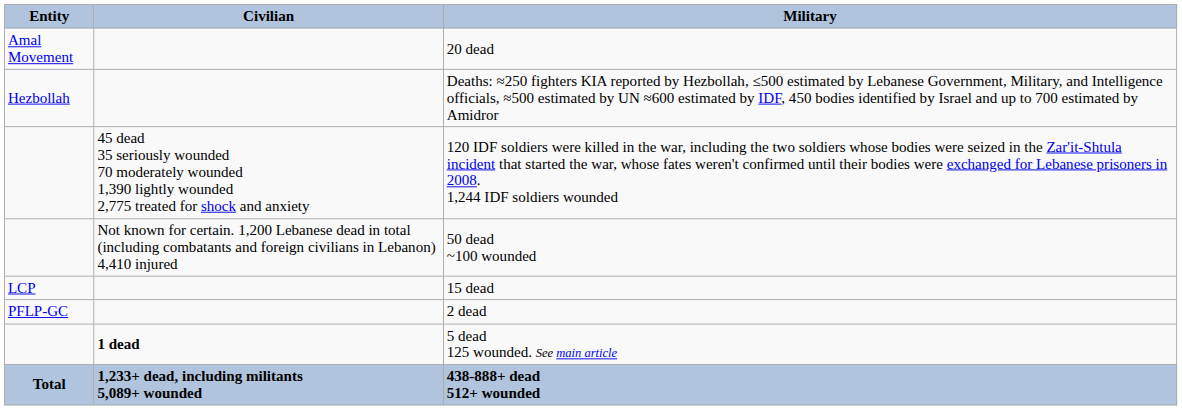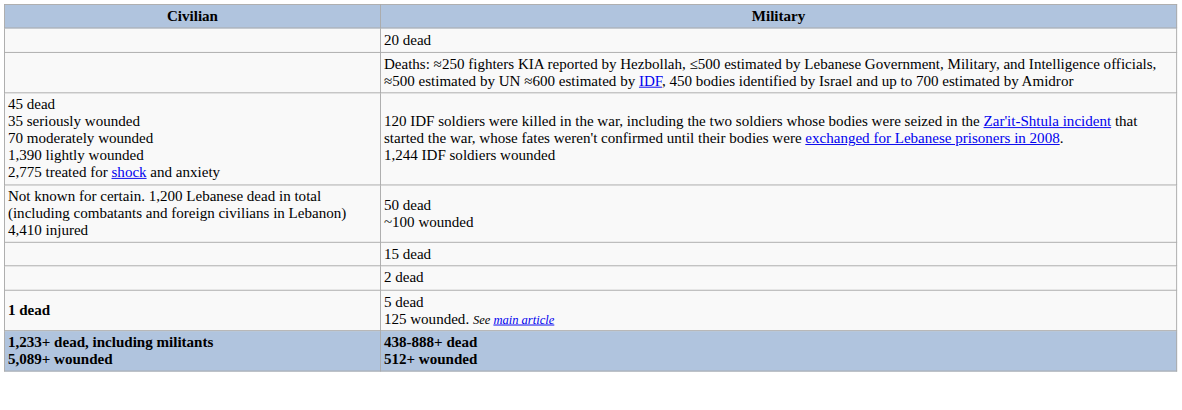- column: (49, 16)
